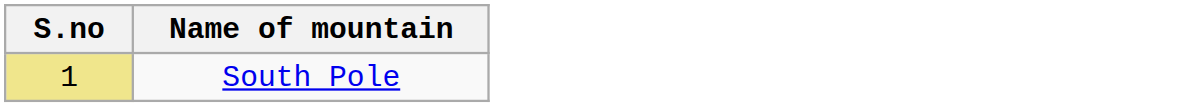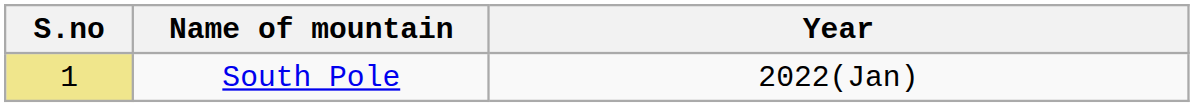+ column: (838, 29)
